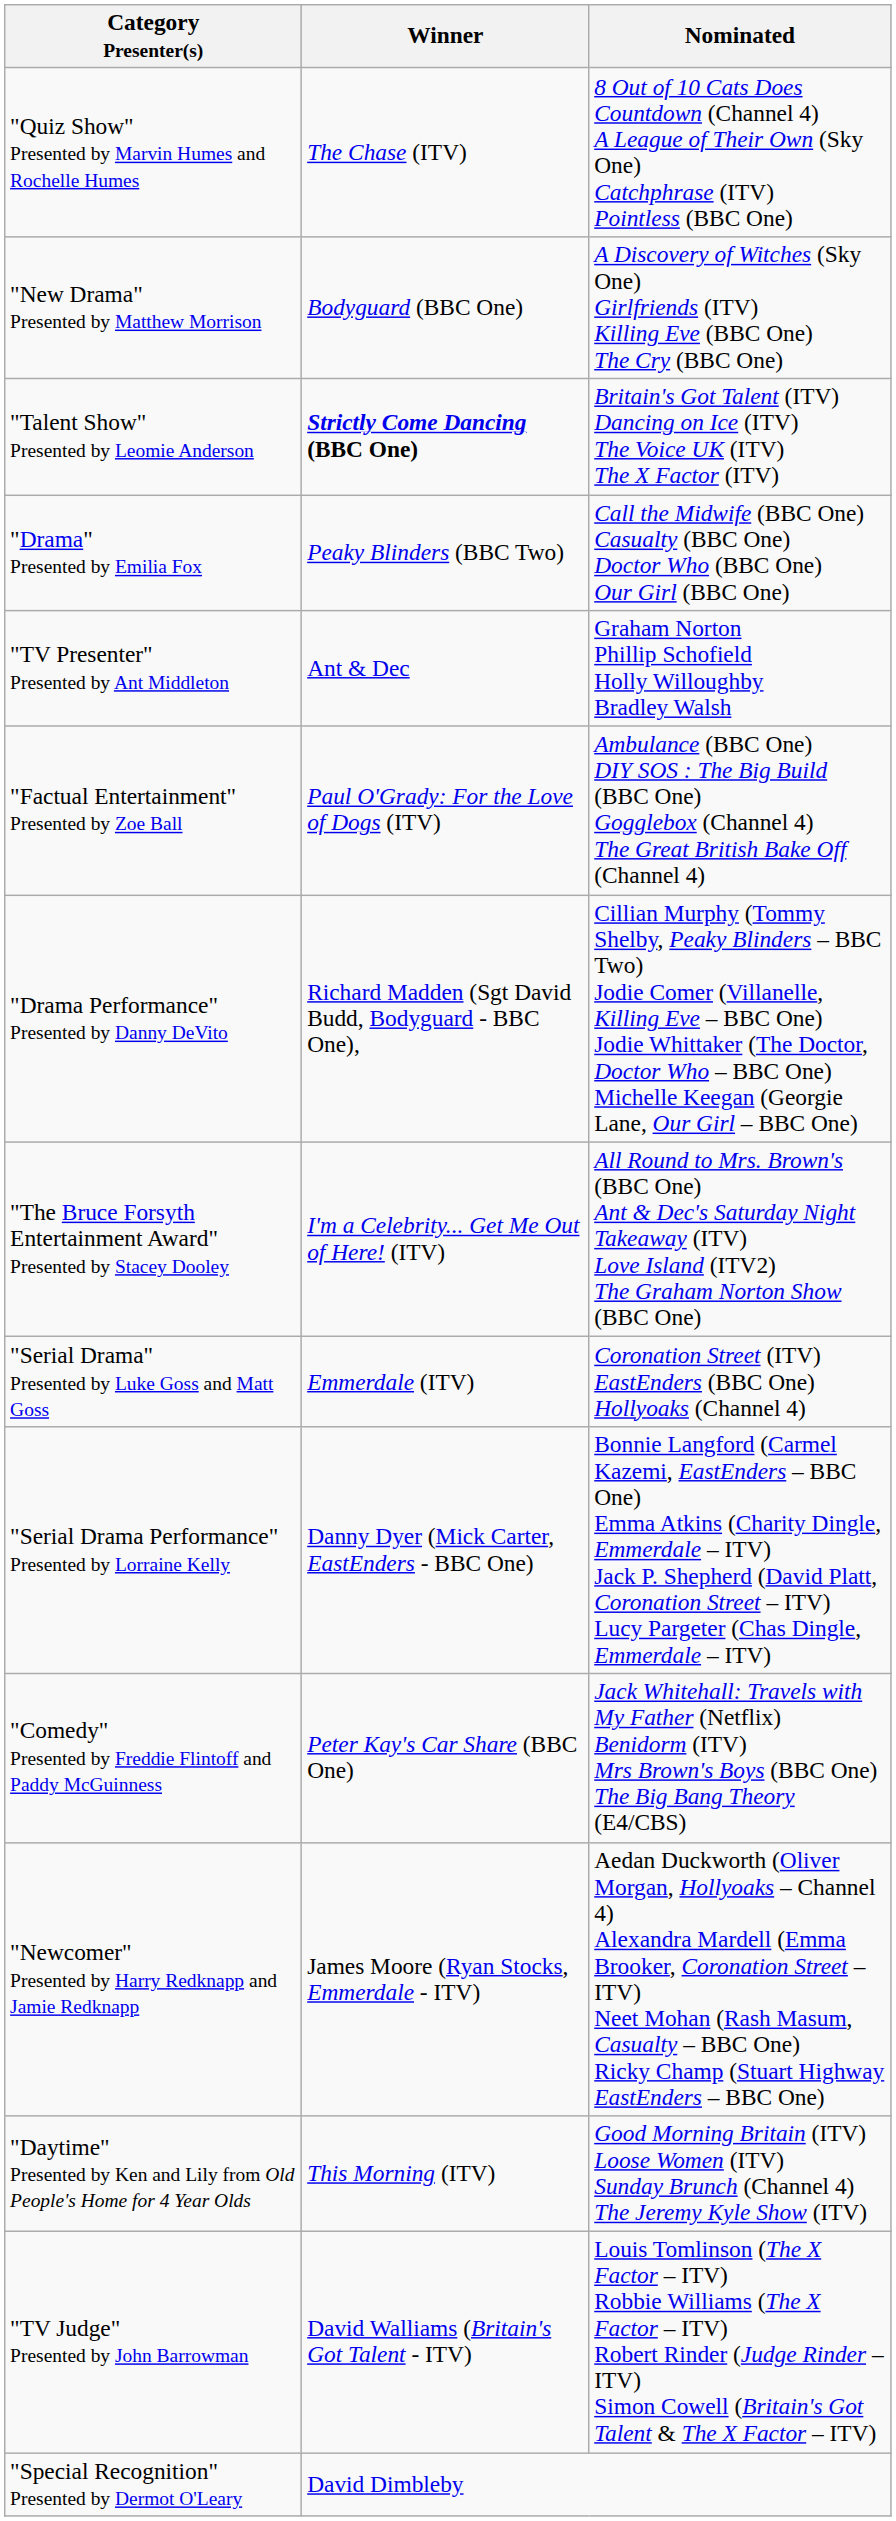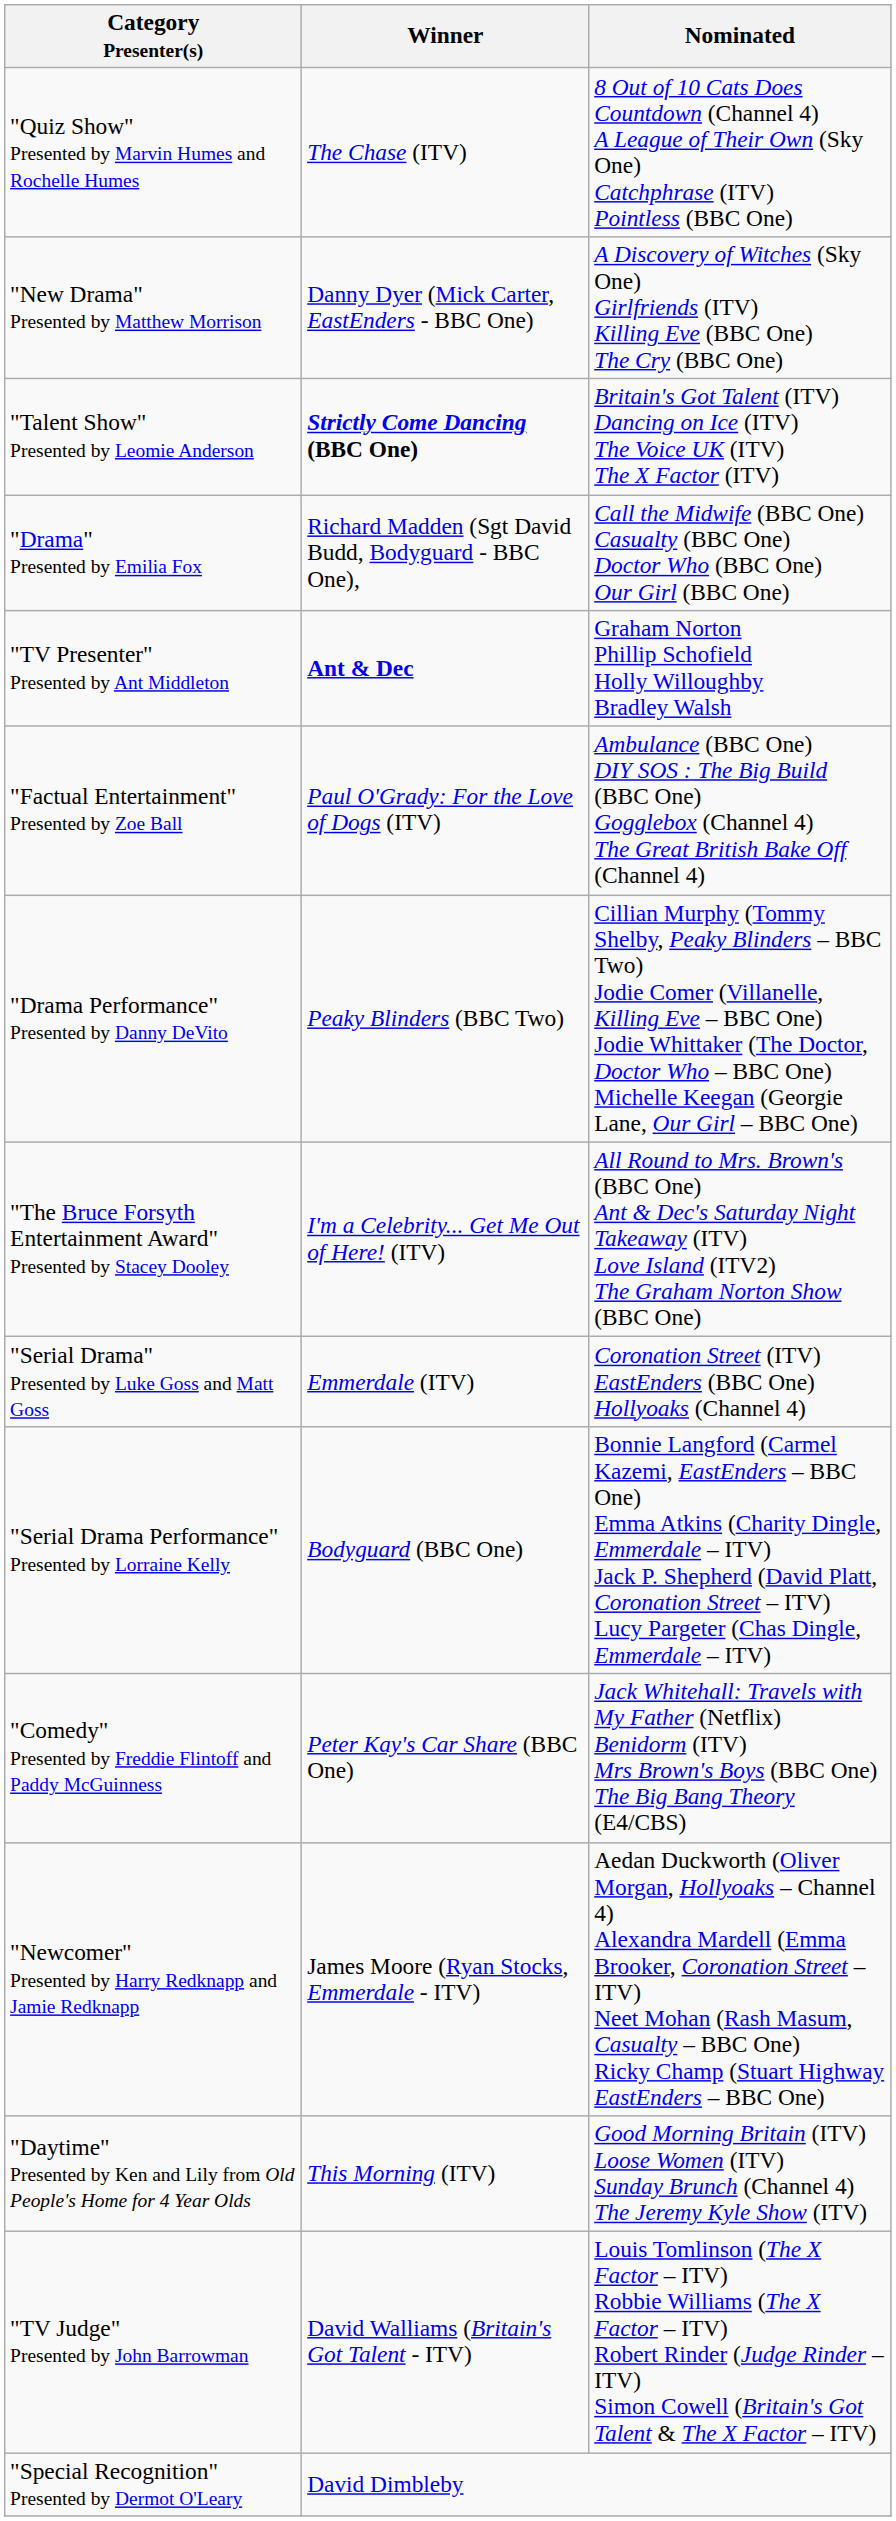(415, 307) Bodyguard (BBC One) -> (431, 307) Danny Dyer (Mick Carter, EastEnders - BBC One)
(436, 552) Peaky Blinders (BBC Two) -> (439, 552) Richard Madden (Sgt David Budd, Bodyguard - BBC One),
(358, 668) normal -> (360, 668) bold
(439, 1018) Richard Madden (Sgt David Budd, Bodyguard - BBC One), -> (436, 1018) Peaky Blinders (BBC Two)
(431, 1549) Danny Dyer (Mick Carter, EastEnders - BBC One) -> (415, 1549) Bodyguard (BBC One)
